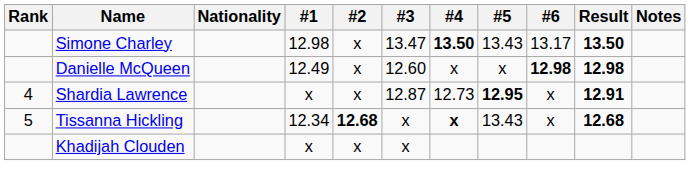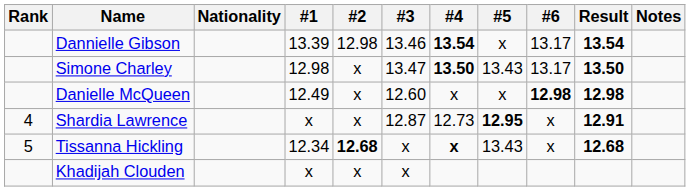+ row: (118, 43)
